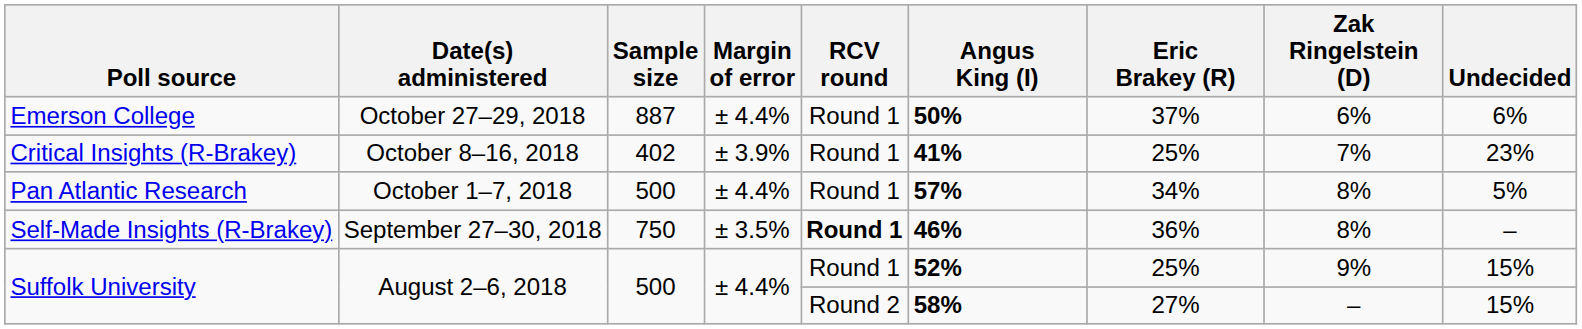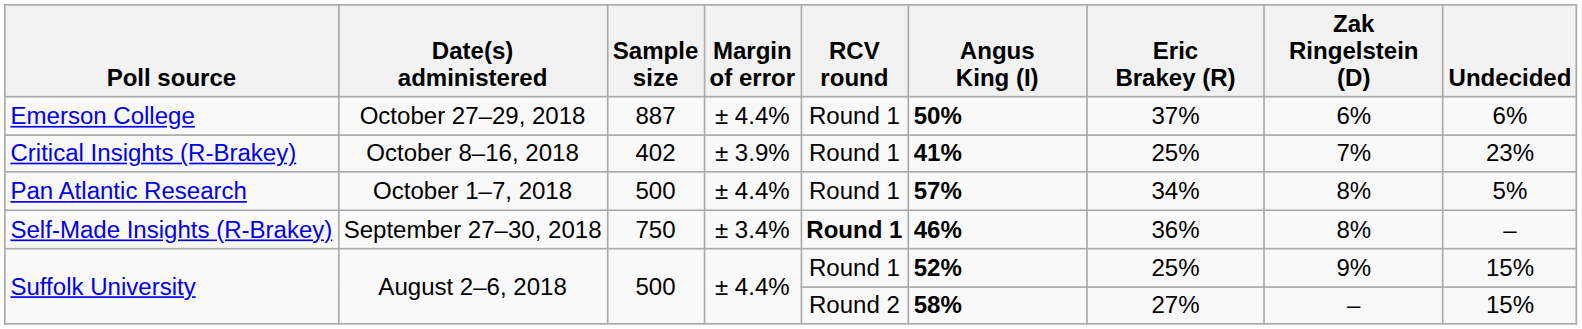(752, 230) ± 3.5% -> (752, 230) ± 3.4%
